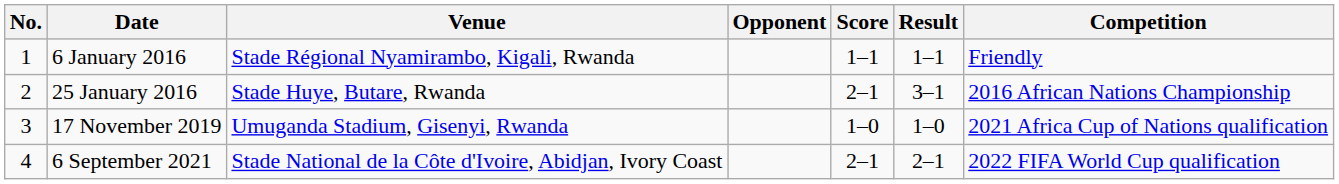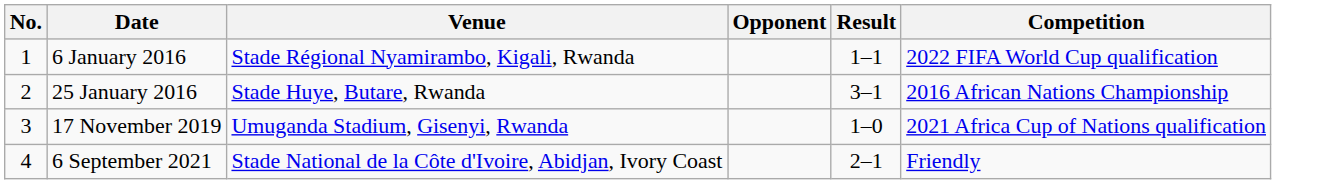- column: (862, 21)
(1005, 56) Friendly -> (1062, 56) 2022 FIFA World Cup qualification
(1124, 160) 2022 FIFA World Cup qualification -> (943, 160) Friendly
